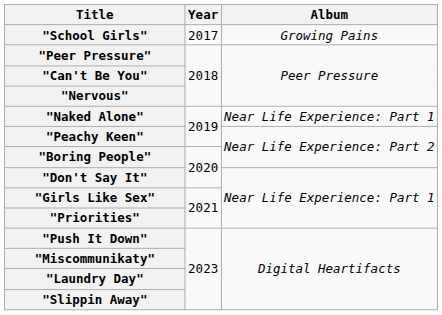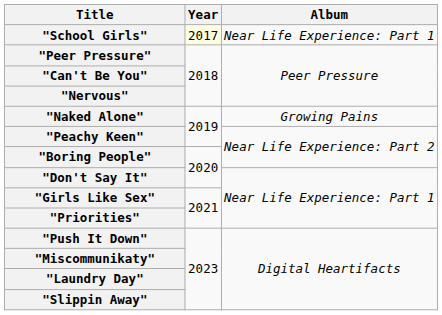(203, 35) no background -> (203, 35) lightyellow background
(329, 35) Growing Pains -> (329, 35) Near Life Experience: Part 1
(329, 116) Near Life Experience: Part 1 -> (329, 116) Growing Pains
